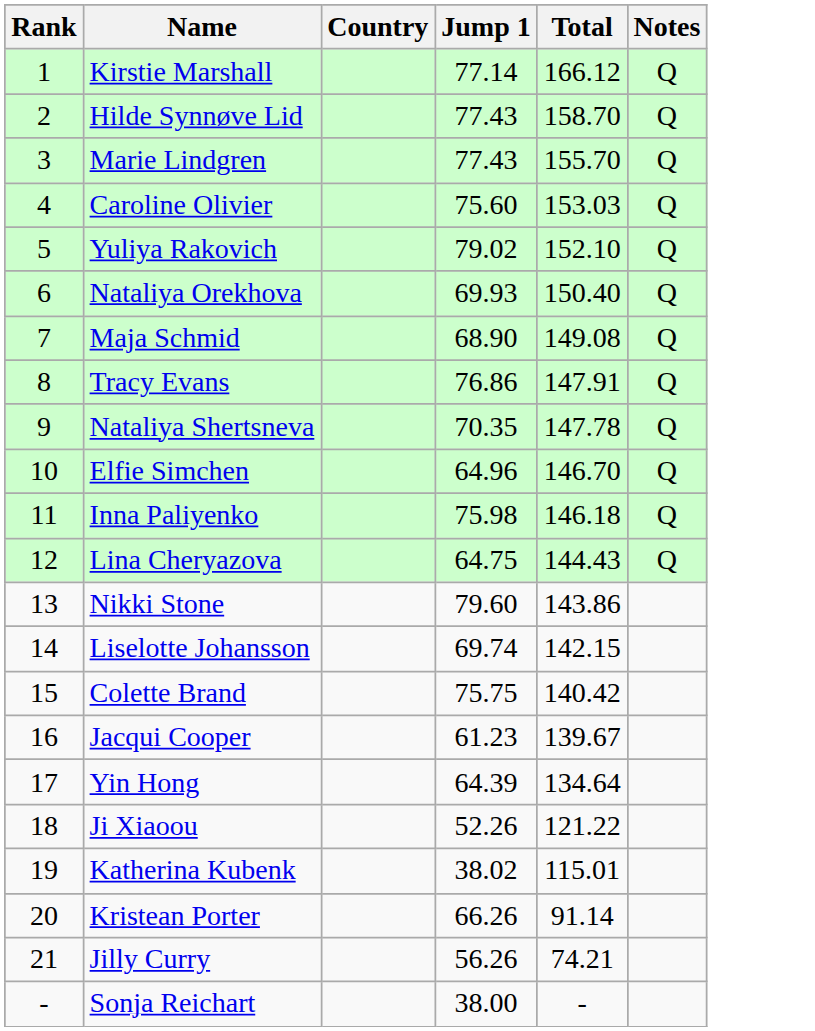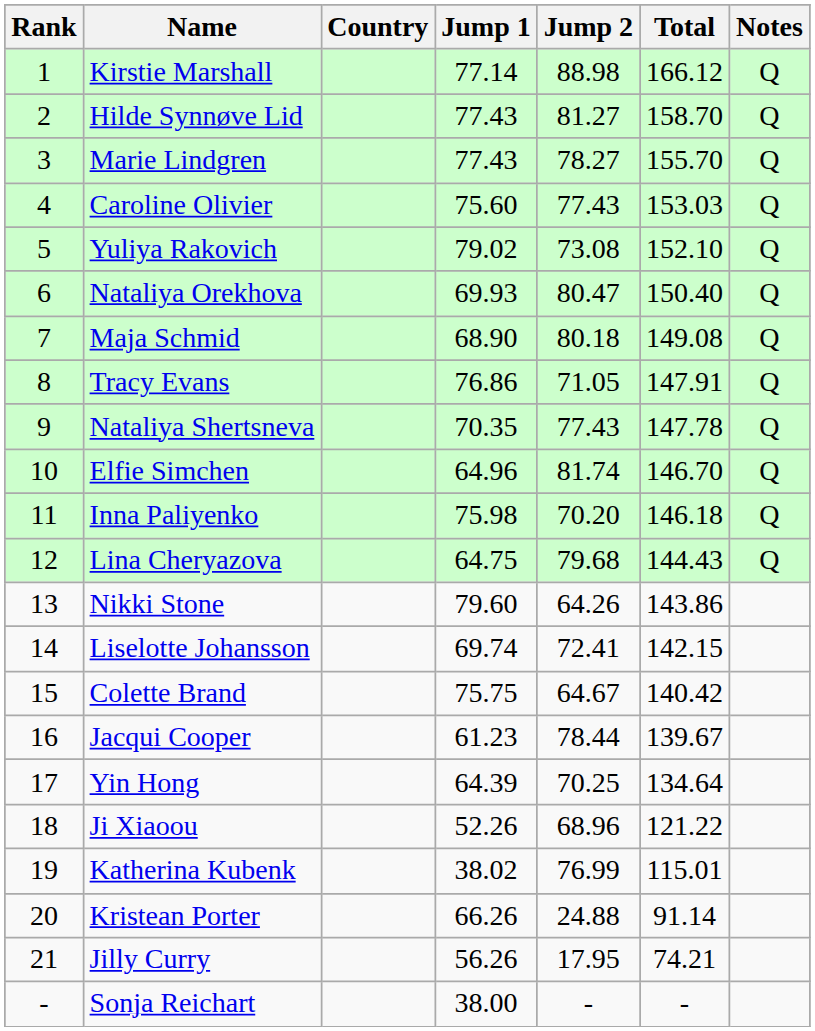+ column: (588, 26)
